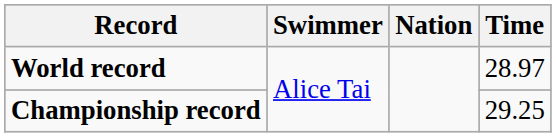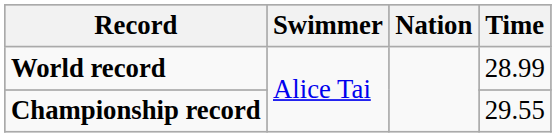(515, 68) 28.97 -> (515, 68) 28.99
(515, 110) 29.25 -> (515, 110) 29.55
